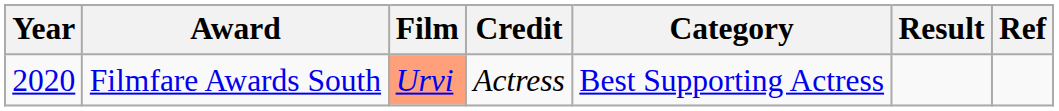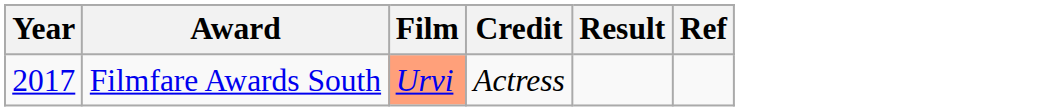- column: (732, 29)
(44, 79) 2020 -> (44, 79) 2017
